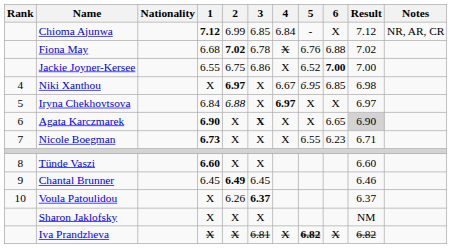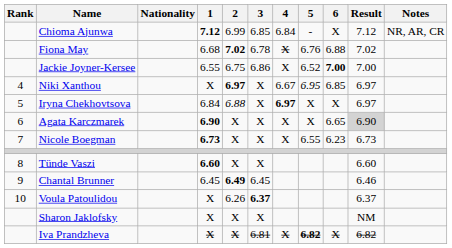(366, 85) 6.98 -> (366, 85) 6.97
(260, 121) bold -> (260, 121) normal
(366, 139) 6.71 -> (366, 139) 6.73
